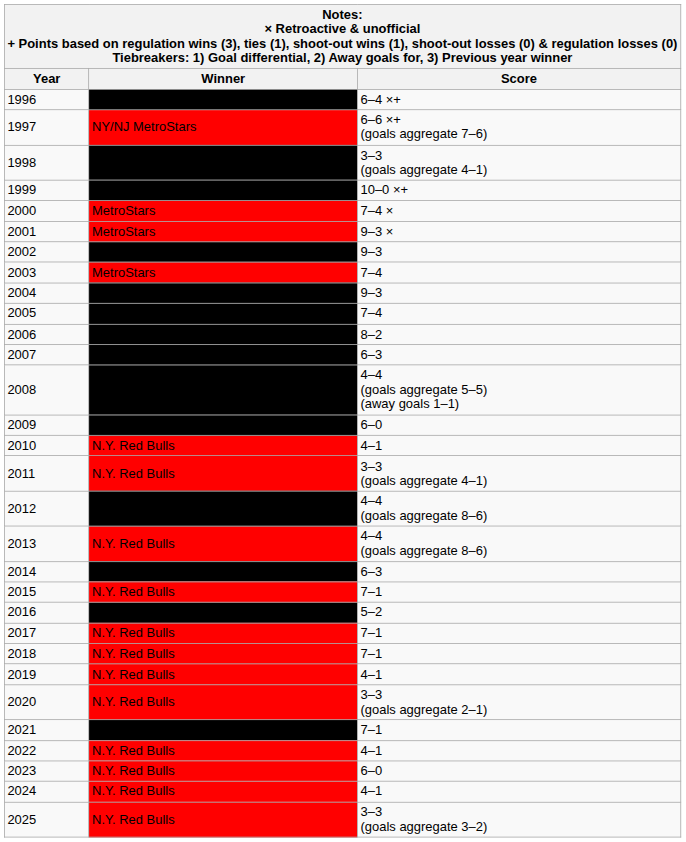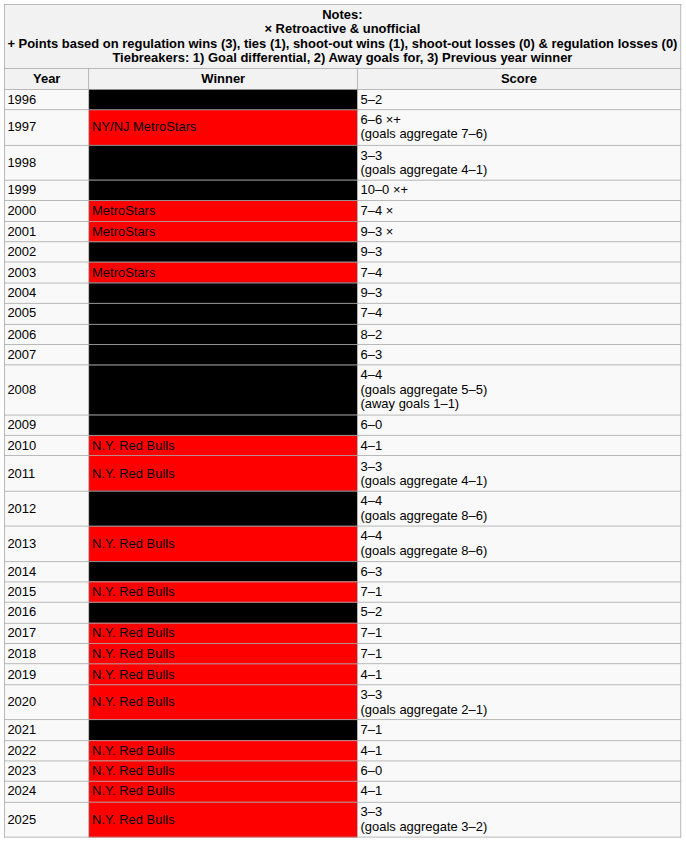(381, 99) 6–4 ×+ -> (371, 99) 5–2
